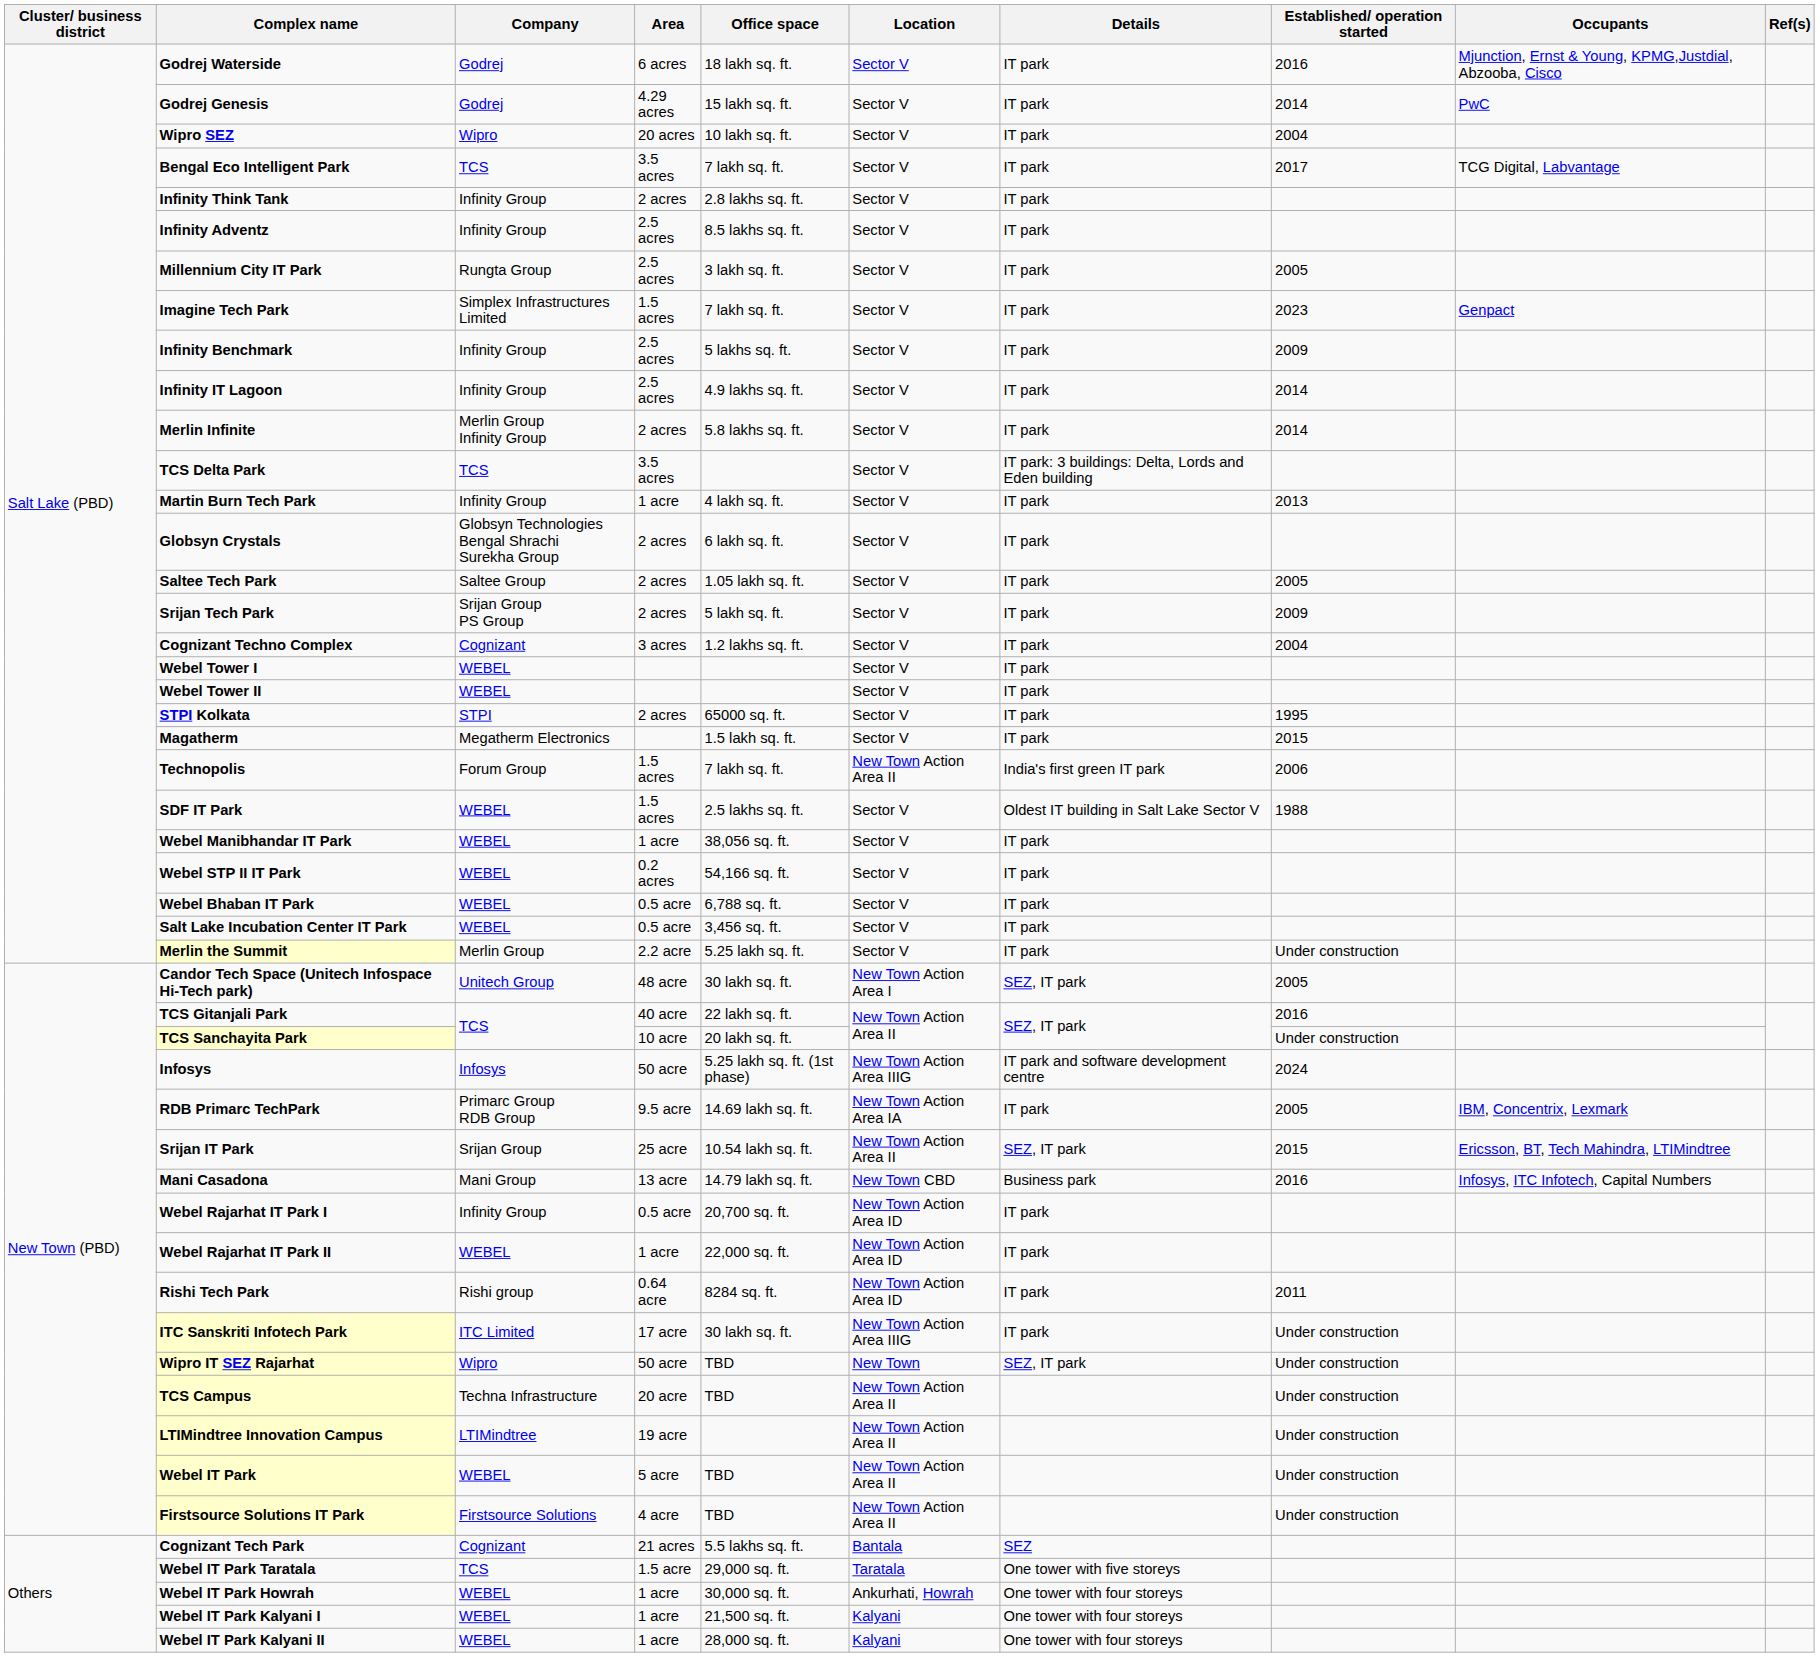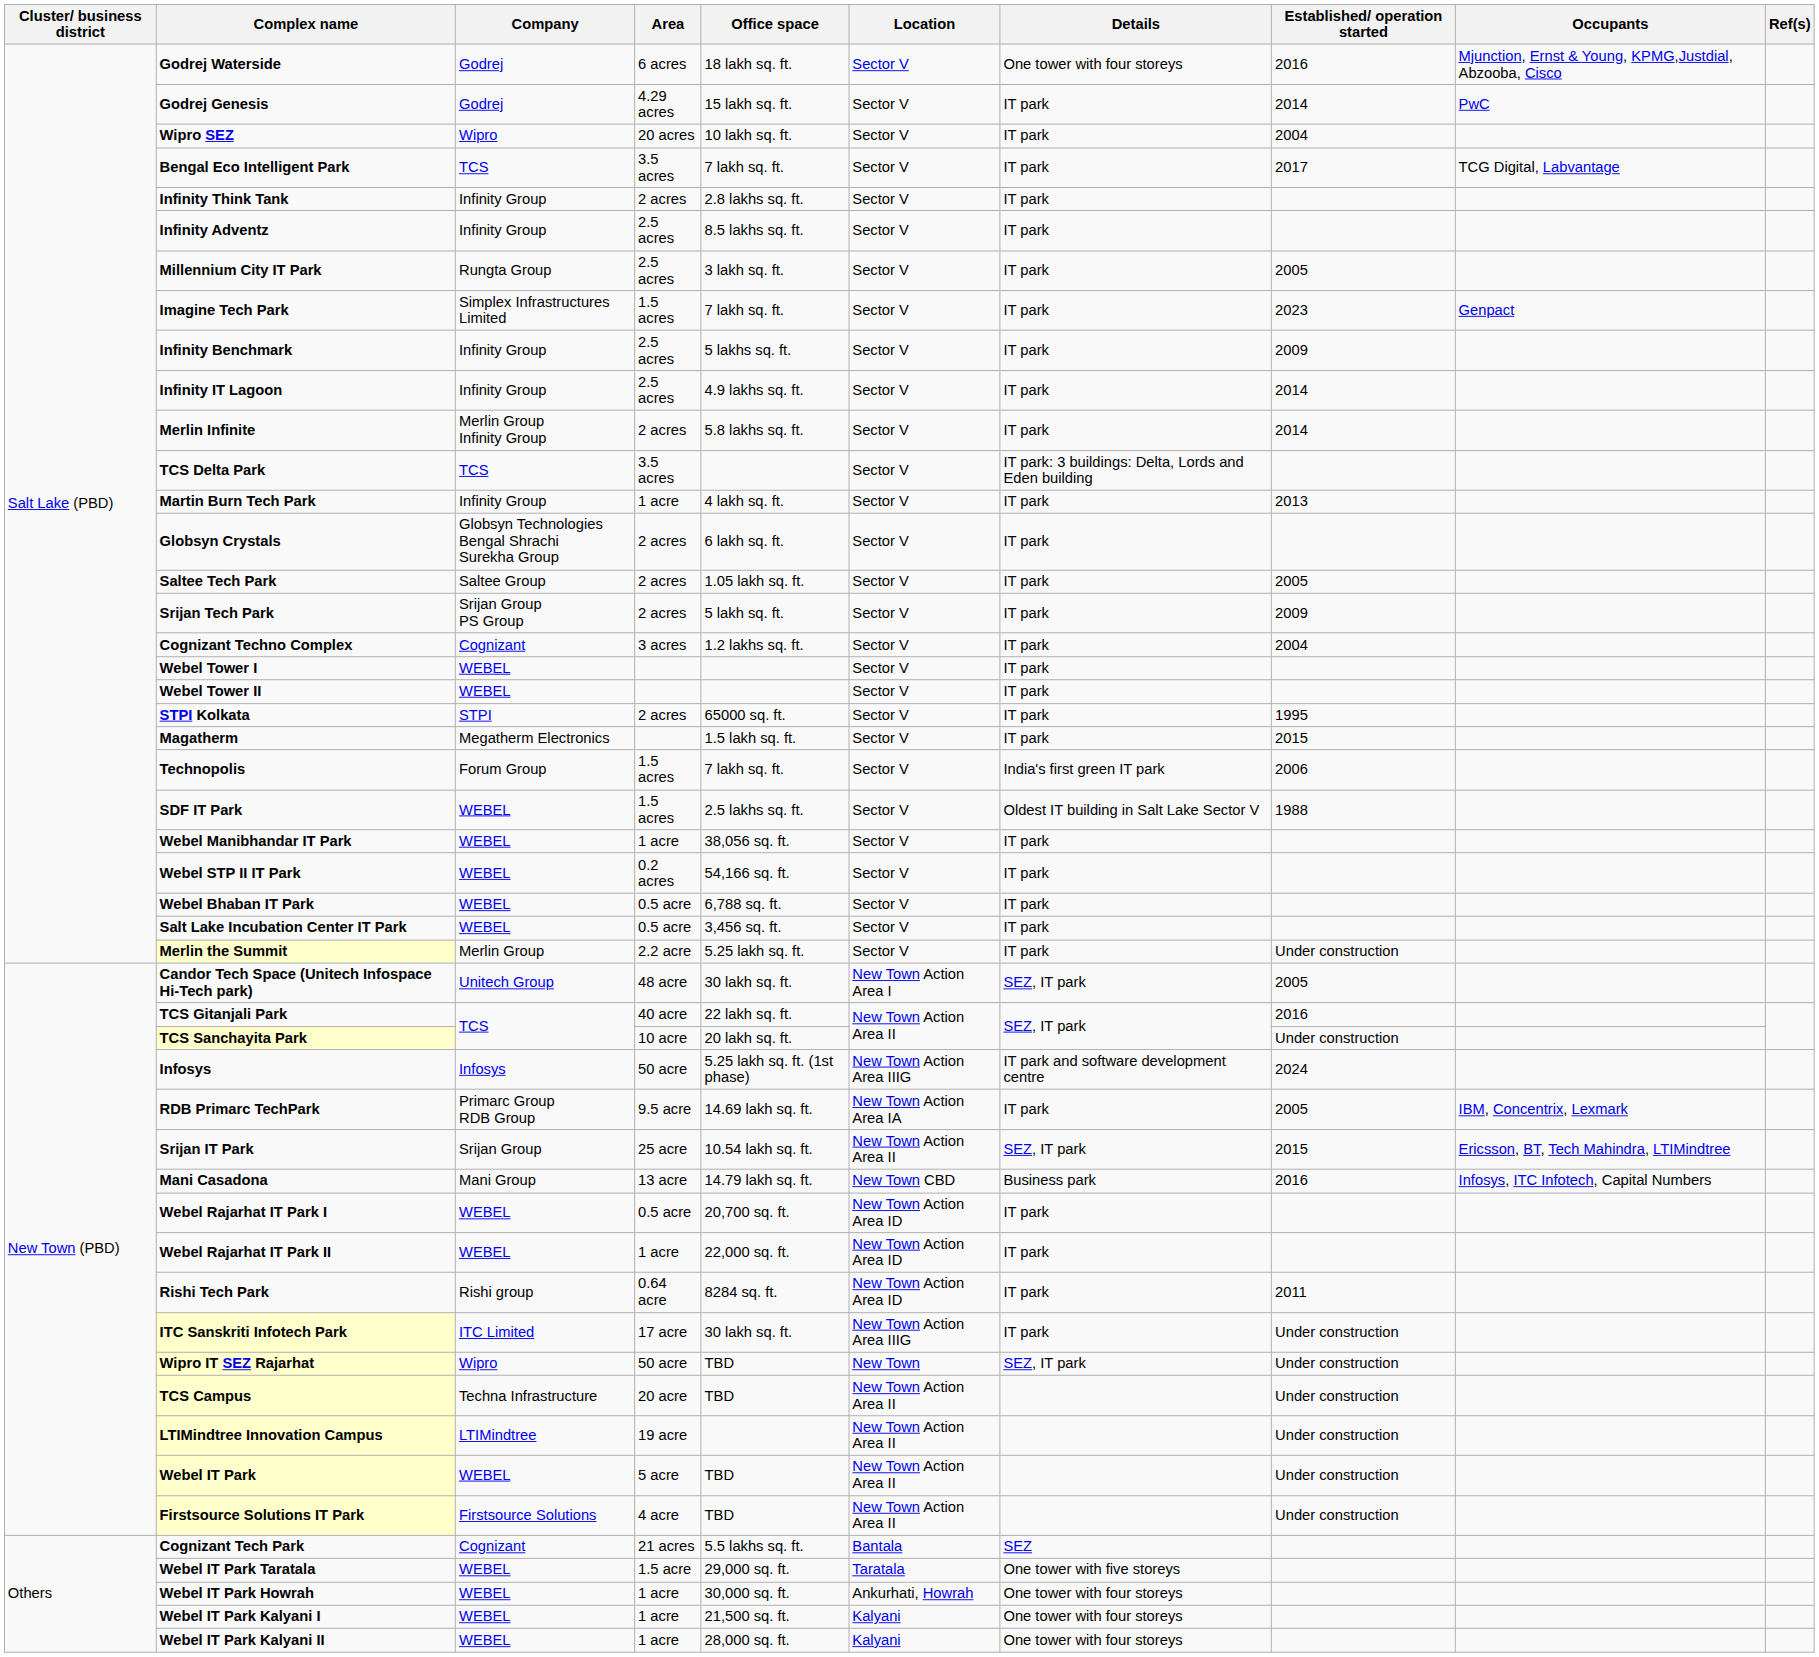(1026, 64) IT park -> (1093, 64) One tower with four storeys
(908, 769) New Town Action Area II -> (881, 769) Sector V
(503, 1212) Infinity Group -> (485, 1212) WEBEL
(474, 1570) TCS -> (485, 1570) WEBEL
